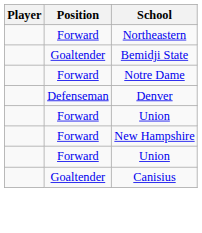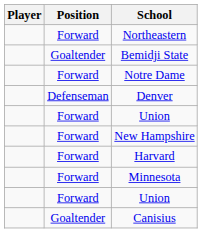+ row: (78, 156)
+ row: (78, 177)
